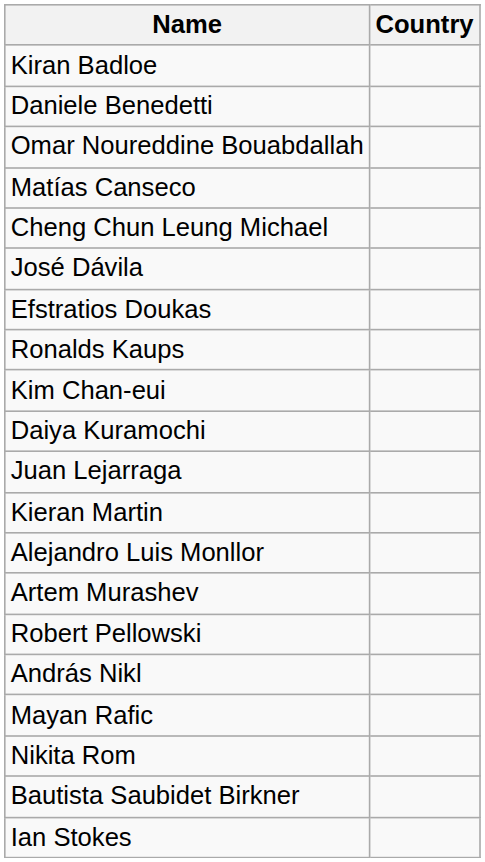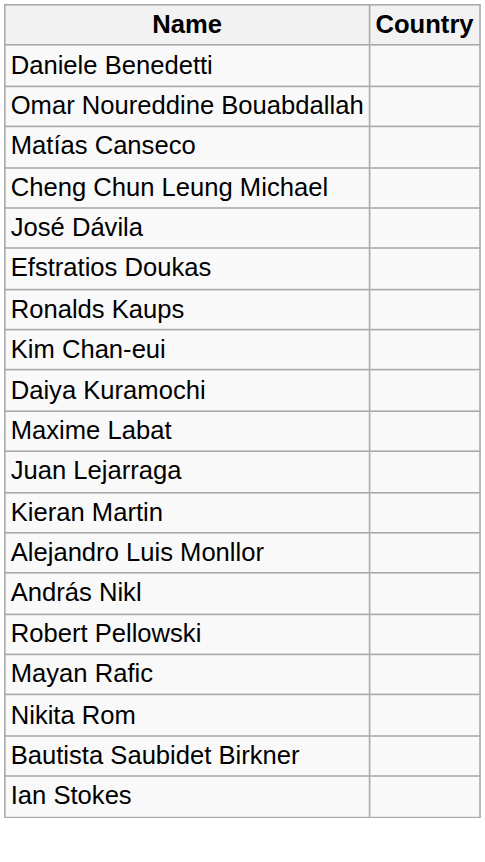- row: (84, 65)
+ row: (91, 430)
- row: (105, 593)
rows swapped: (76, 674) <-> (106, 633)
